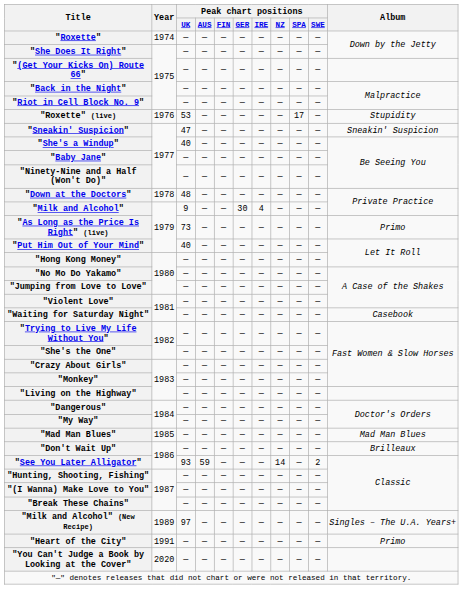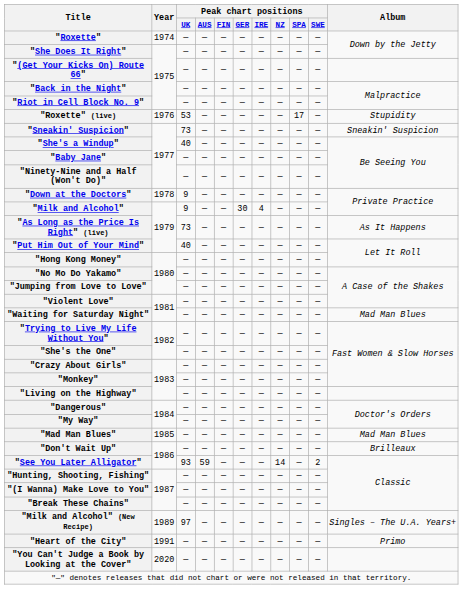(186, 130) 47 -> (186, 130) 73
(186, 195) 48 -> (186, 195) 9
(393, 227) Primo -> (393, 227) As It Happens
(393, 315) Casebook -> (393, 315) Mad Man Blues
